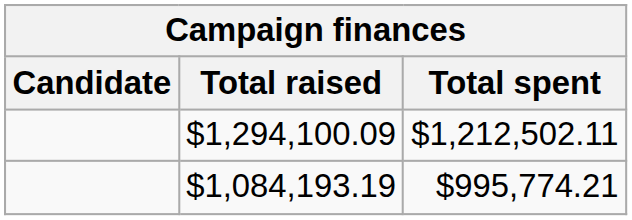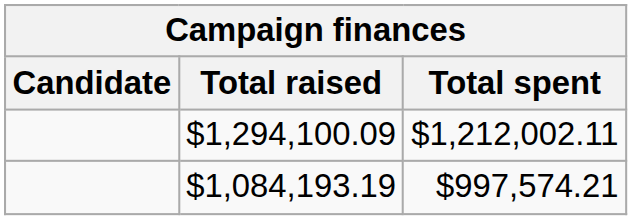(515, 134) $1,212,502.11 -> (515, 134) $1,212,002.11
(527, 186) $995,774.21 -> (527, 186) $997,574.21
